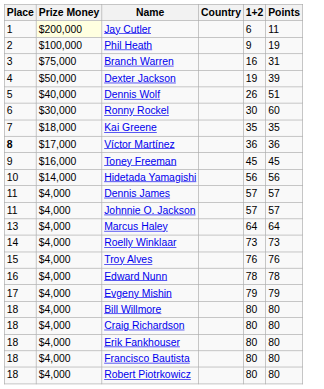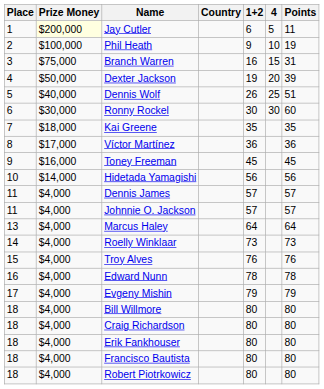+ column: (274, 12)
(10, 144) bold -> (10, 144) normal
